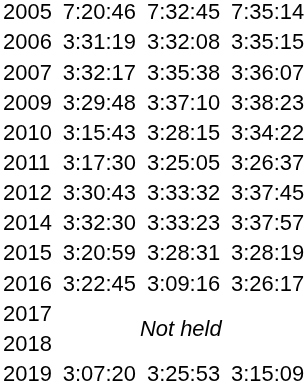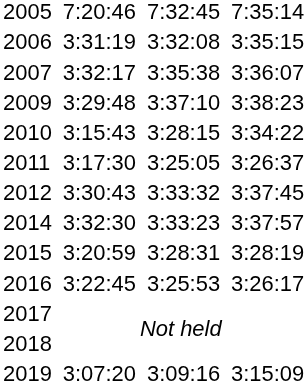(184, 283) 3:09:16 -> (184, 283) 3:25:53
(184, 373) 3:25:53 -> (184, 373) 3:09:16
